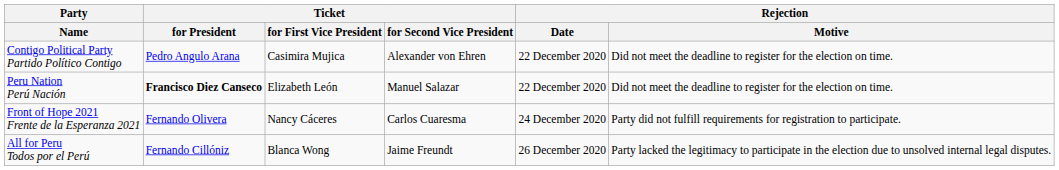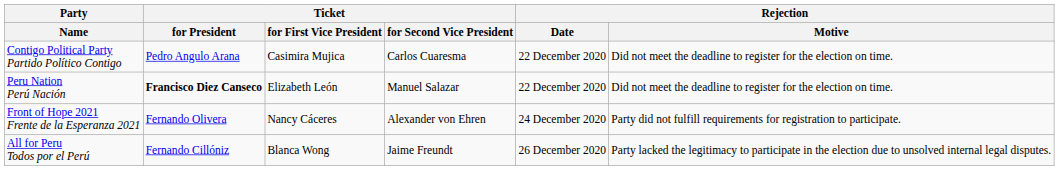(436, 56) Alexander von Ehren -> (427, 56) Carlos Cuaresma
(427, 119) Carlos Cuaresma -> (436, 119) Alexander von Ehren
